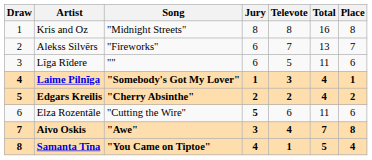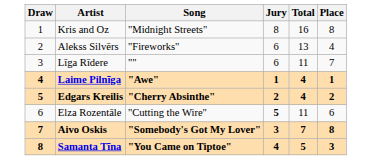- column: (289, 12)
(353, 46) 7 -> (332, 46) 4
(353, 63) 6 -> (332, 63) 7
(173, 79) "Somebody's Got My Lover" -> (143, 79) "Awe"
(122, 130) "Awe" -> (194, 130) "Somebody's Got My Lover"
(353, 146) 4 -> (332, 146) 3
